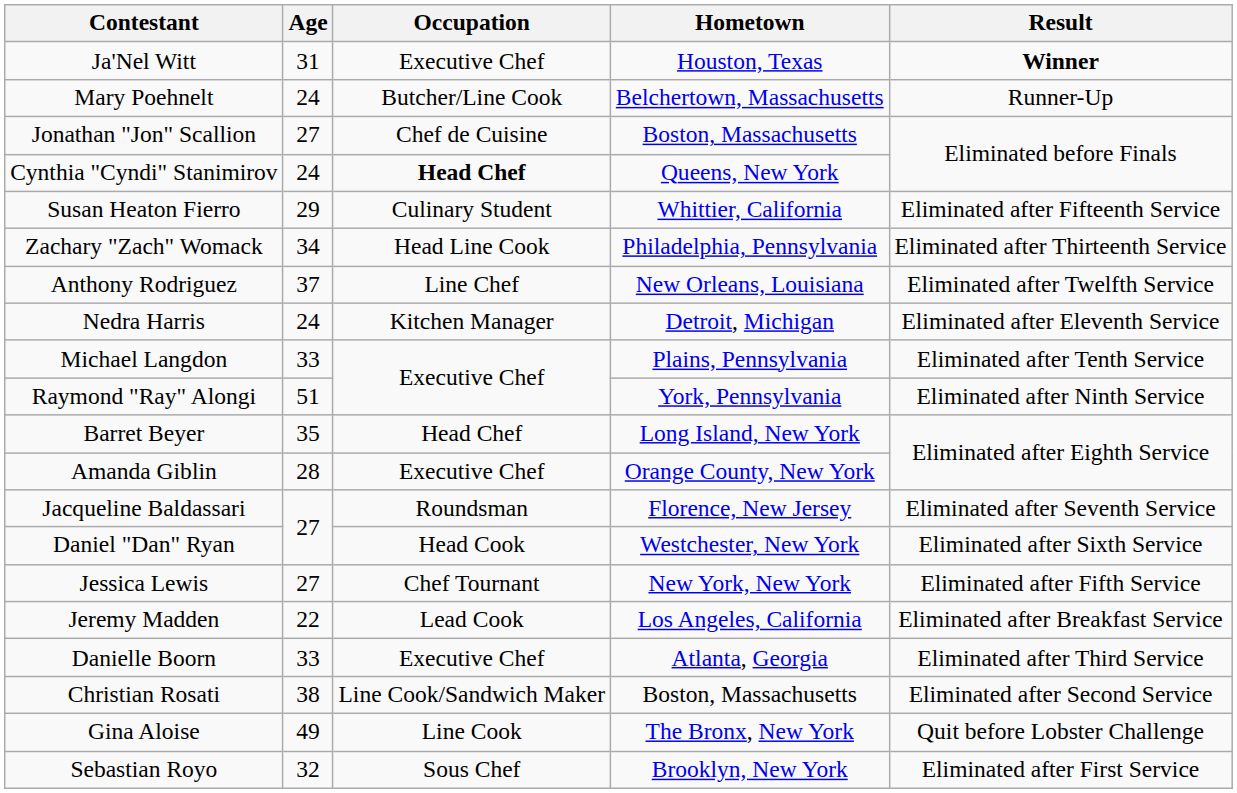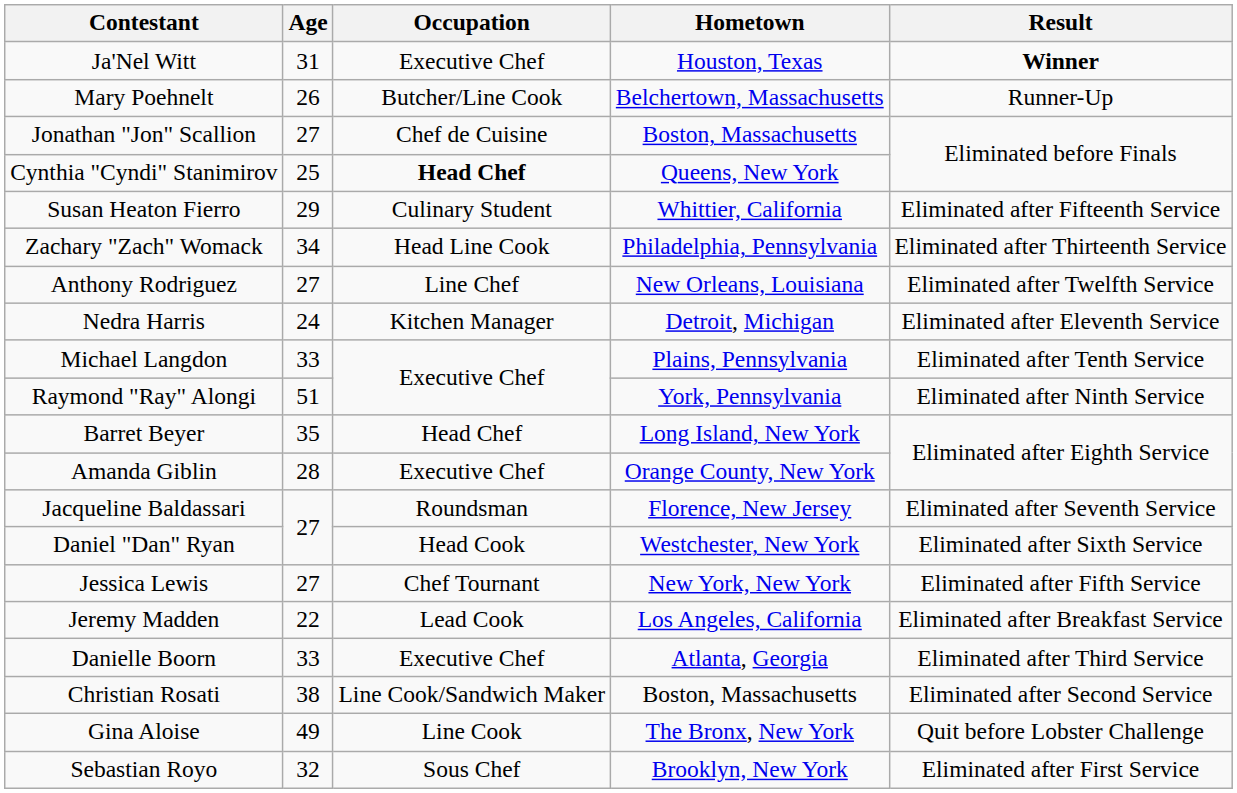(308, 97) 24 -> (308, 97) 26
(308, 172) 24 -> (308, 172) 25
(308, 284) 37 -> (308, 284) 27
